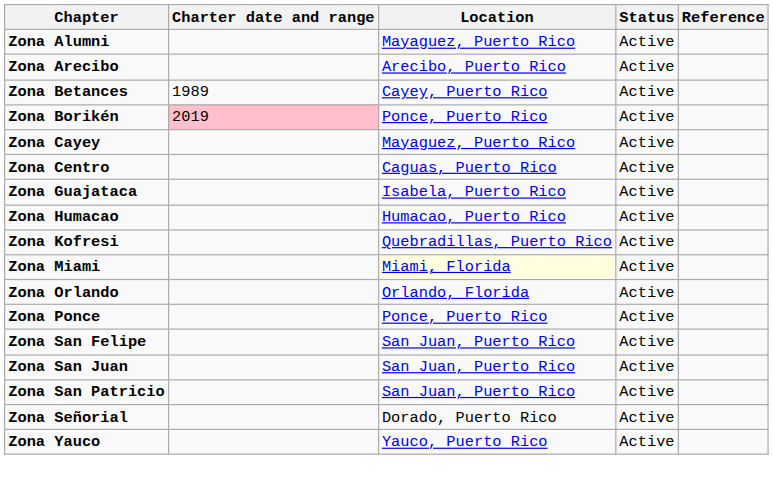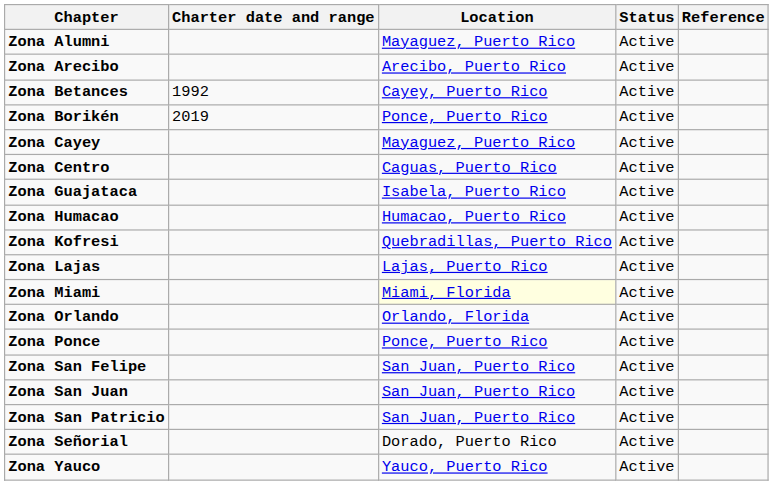(190, 92) 1989 -> (190, 92) 1992
(190, 117) pink background -> (190, 117) no background
+ row: (54, 267)
